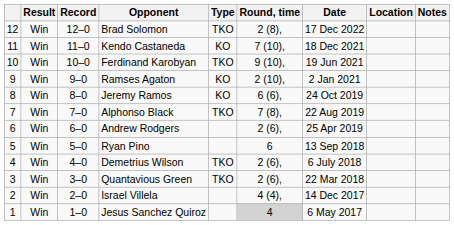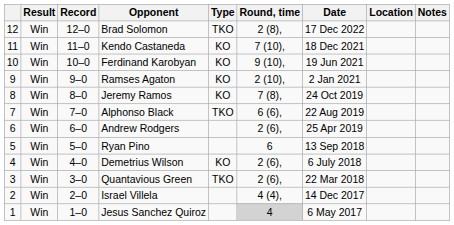(223, 63) TKO -> (223, 63) KO
(270, 96) 6 (6), -> (270, 96) 7 (8),
(270, 112) 7 (8), -> (270, 112) 6 (6),
(223, 162) TKO -> (223, 162) KO
